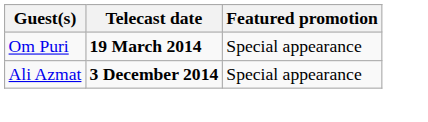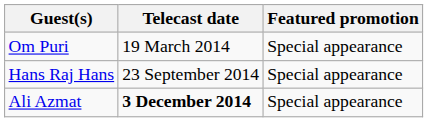(146, 46) bold -> (176, 46) normal
+ row: (61, 74)
